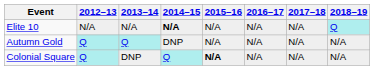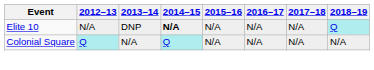(129, 27) N/A -> (131, 27) DNP
- row: (35, 42)
(131, 57) DNP -> (129, 42) N/A
(213, 57) bold -> (213, 42) normal
